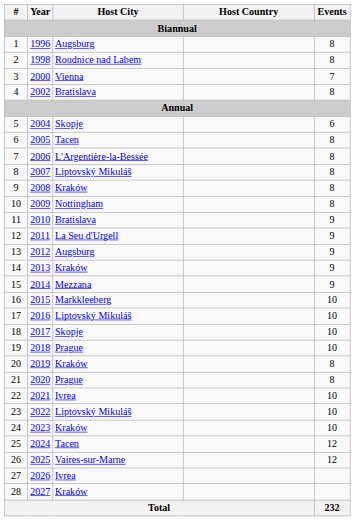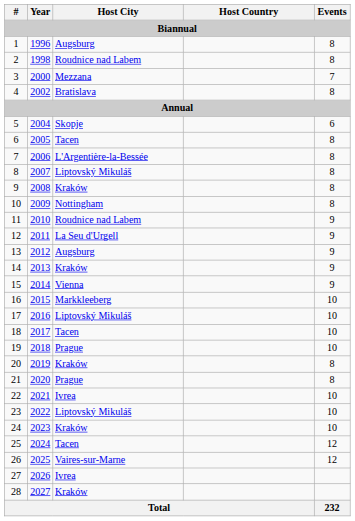(69, 76) Vienna -> (73, 76) Mezzana
(75, 220) Bratislava -> (98, 220) Roudnice nad Labem
(73, 284) Mezzana -> (69, 284) Vienna
(69, 332) Skopje -> (67, 332) Tacen
